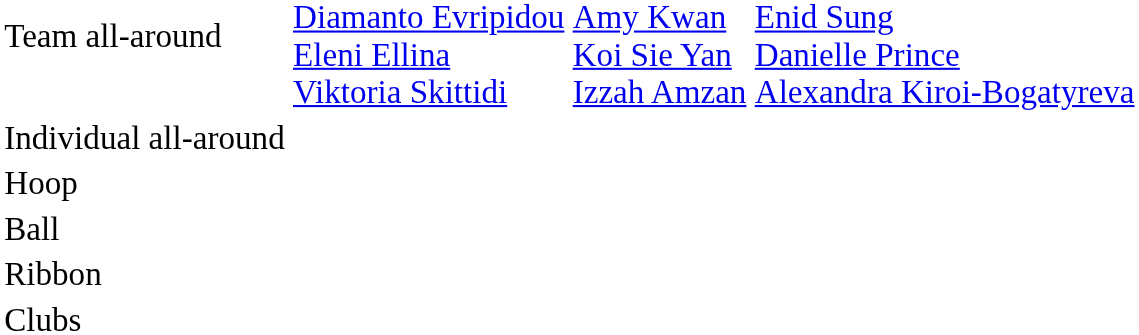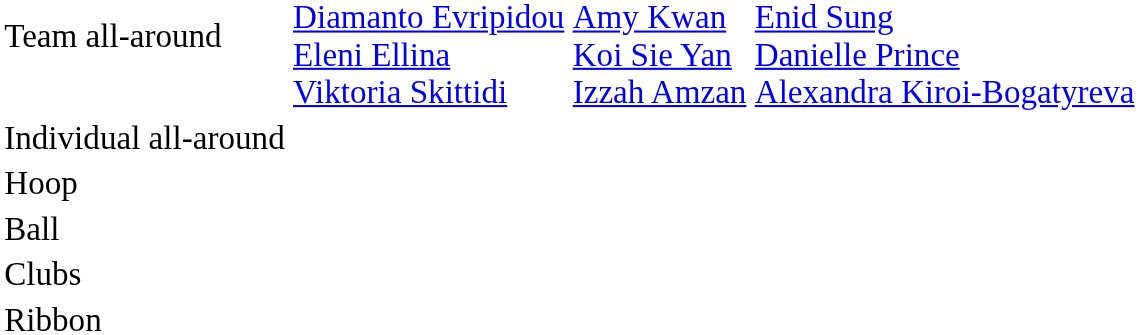rows swapped: (43, 319) <-> (53, 274)
